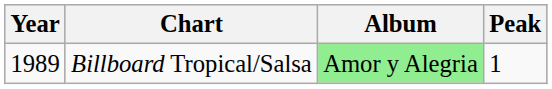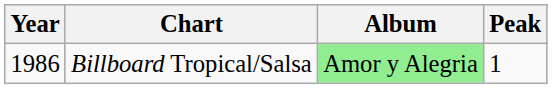(35, 63) 1989 -> (35, 63) 1986
